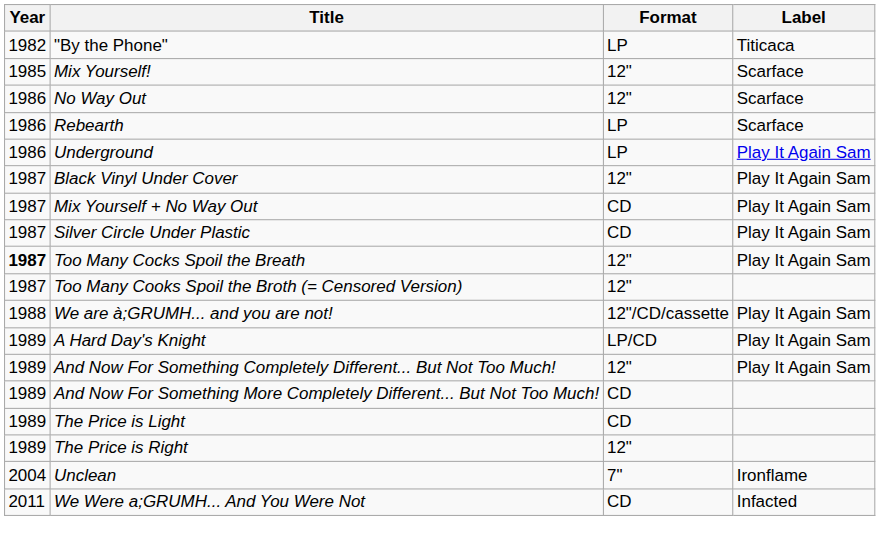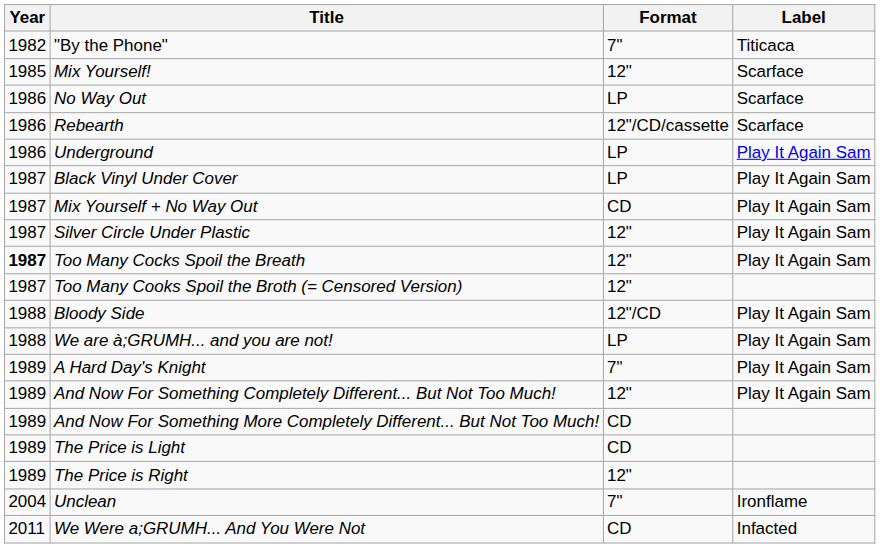(617, 44) LP -> (615, 44) 7"
(619, 98) 12" -> (617, 98) LP
(617, 125) LP -> (668, 125) 12"/CD/cassette
(619, 179) 12" -> (617, 179) LP
(619, 233) CD -> (619, 233) 12"
+ row: (99, 313)
(668, 313) 12"/CD/cassette -> (617, 340) LP
(632, 340) LP/CD -> (615, 367) 7"
